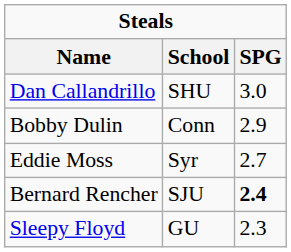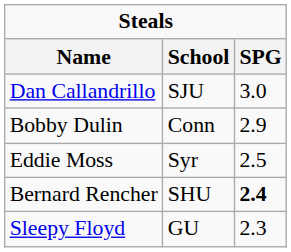(190, 90) SHU -> (186, 90) SJU
(253, 159) 2.7 -> (253, 159) 2.5
(186, 194) SJU -> (190, 194) SHU
